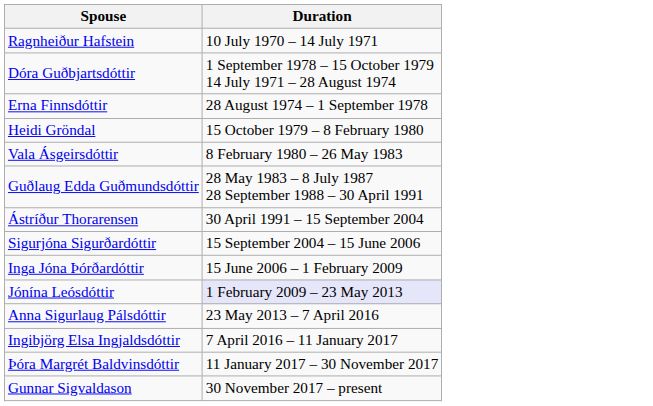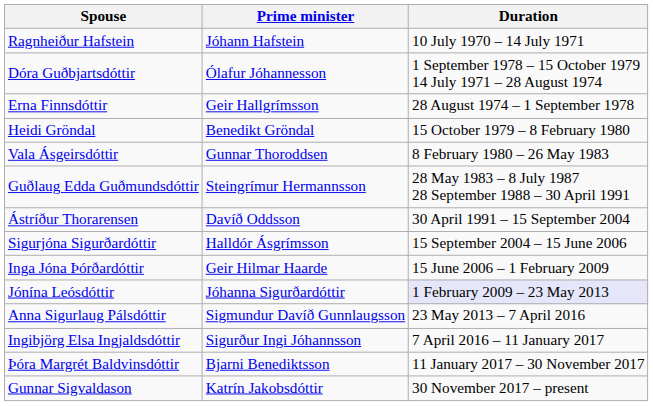+ column: (305, 16)
